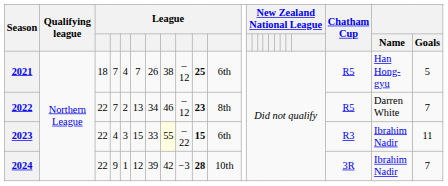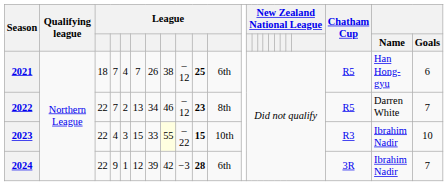(427, 72) 5 -> (427, 72) 6
(224, 136) 6th -> (224, 136) 10th
(427, 136) 11 -> (427, 136) 10
(224, 166) 10th -> (224, 166) 6th
